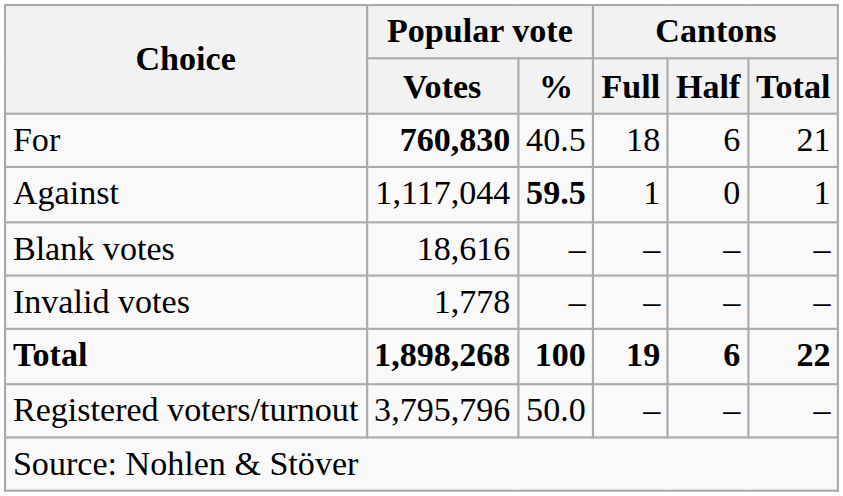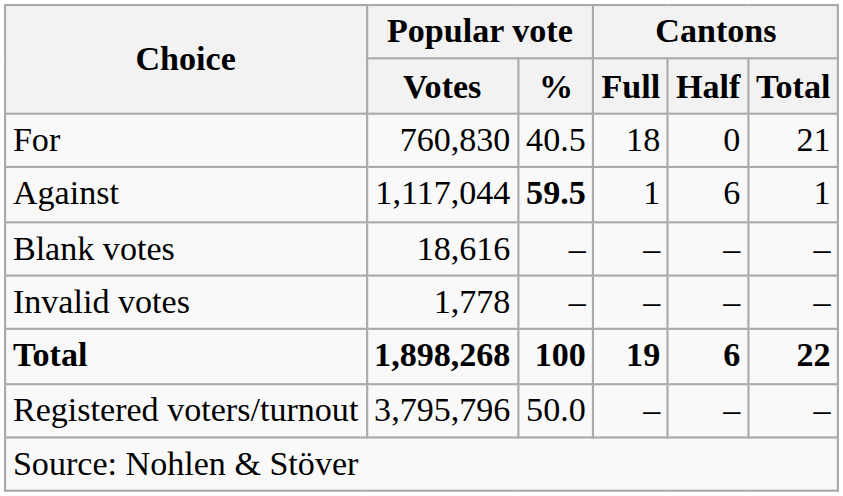(455, 139) bold -> (455, 139) normal
(732, 139) 6 -> (732, 139) 0
(732, 193) 0 -> (732, 193) 6
